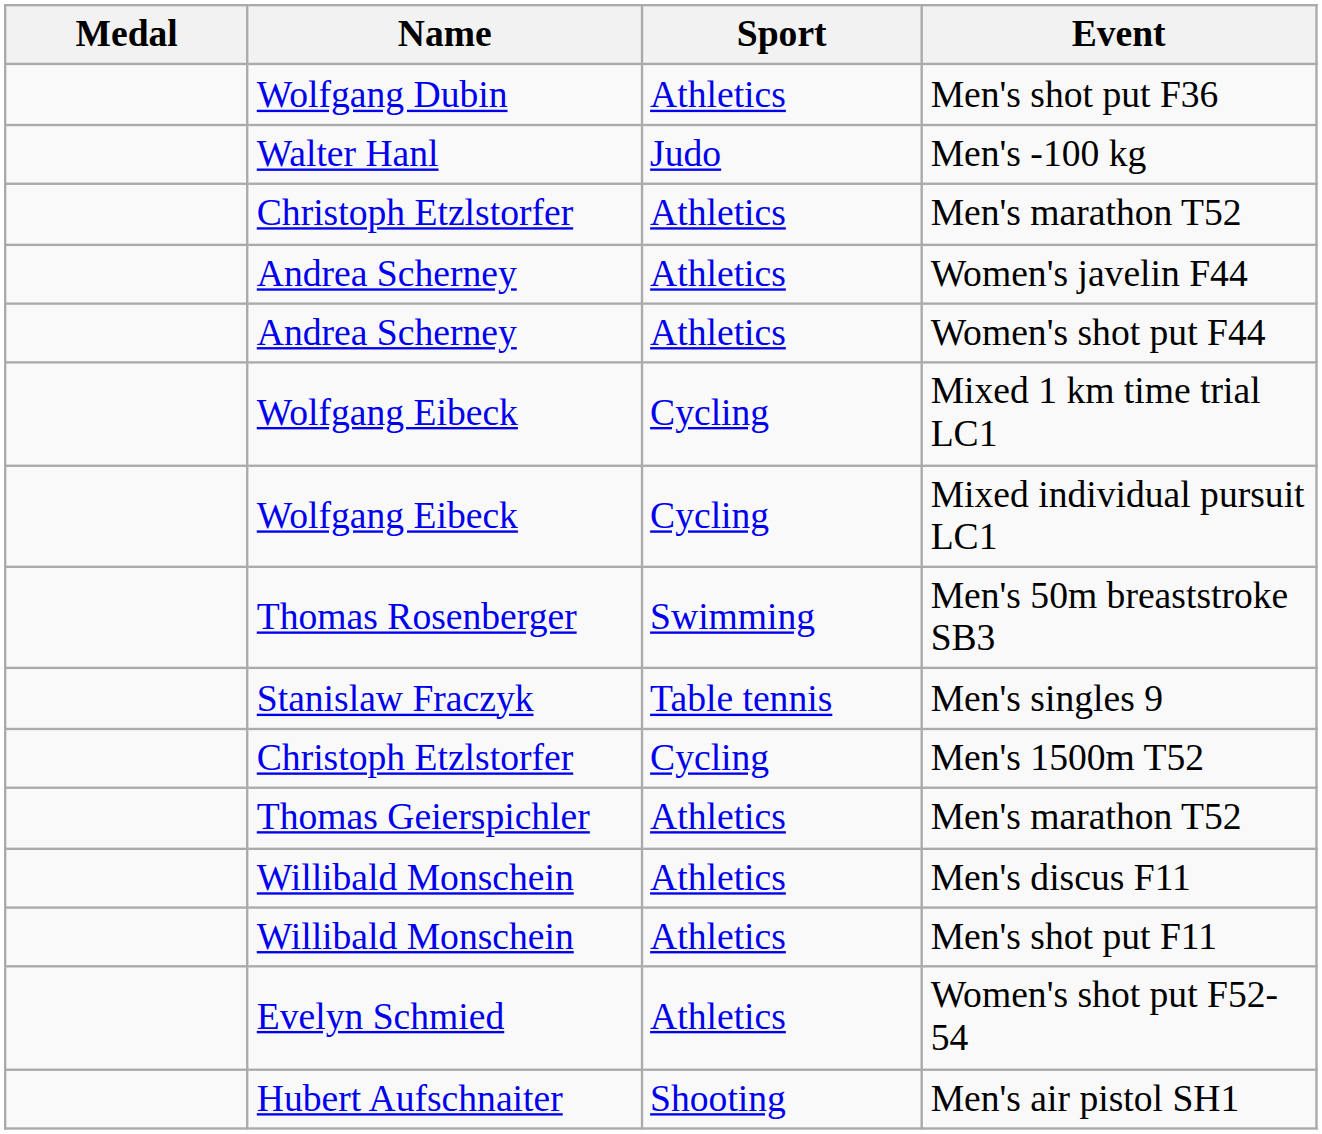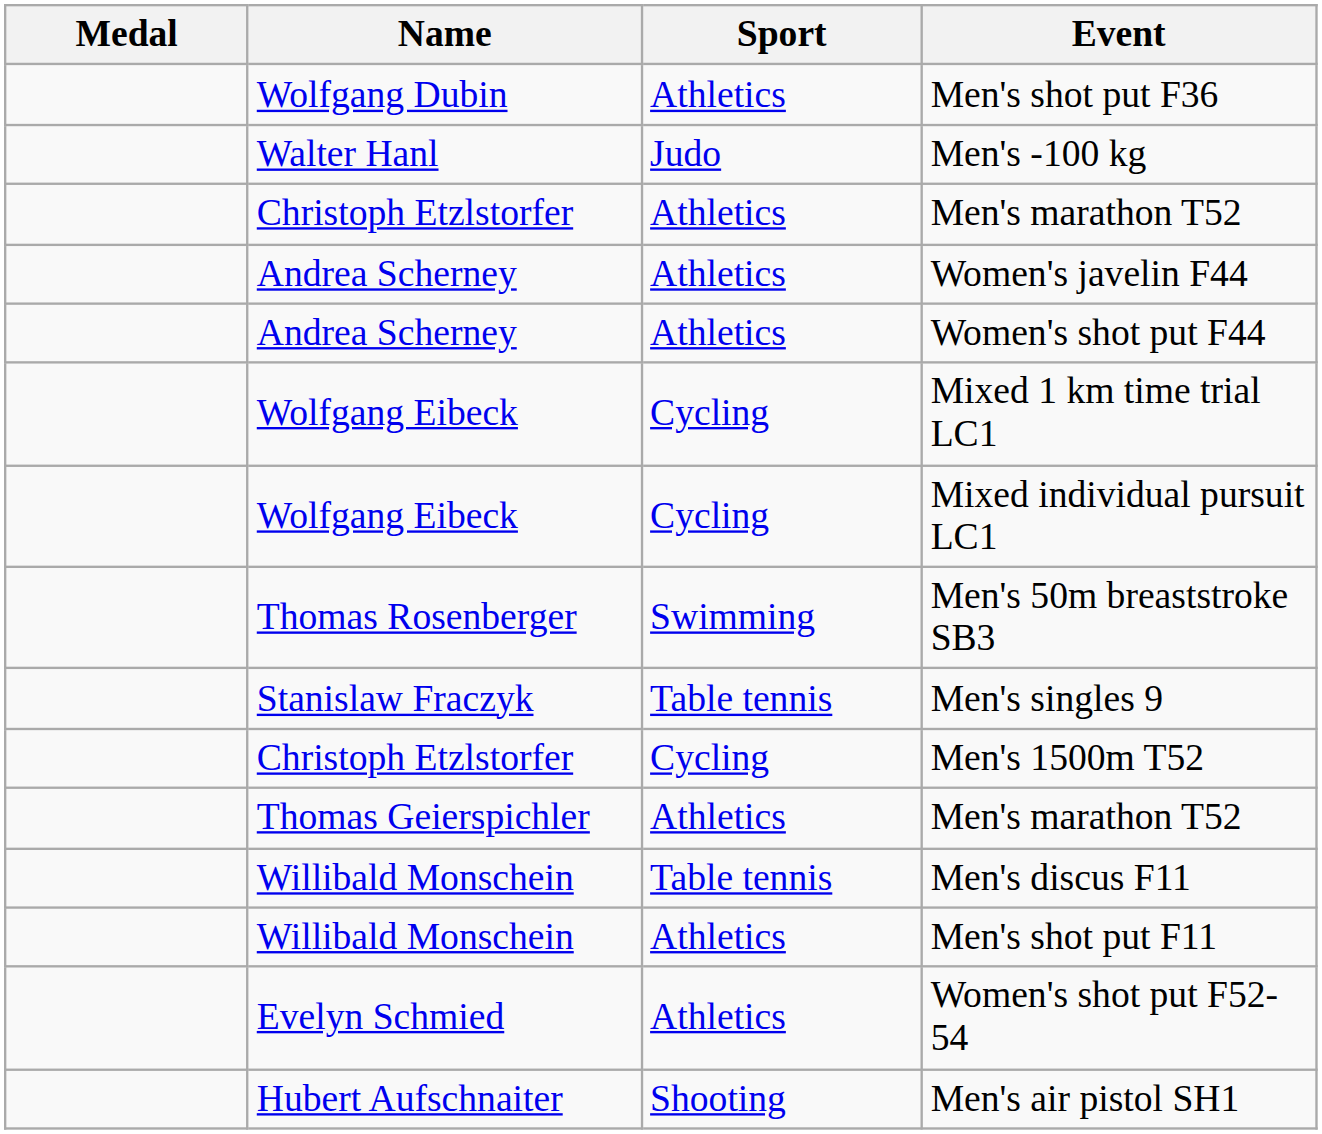(718, 876) Athletics -> (741, 876) Table tennis
